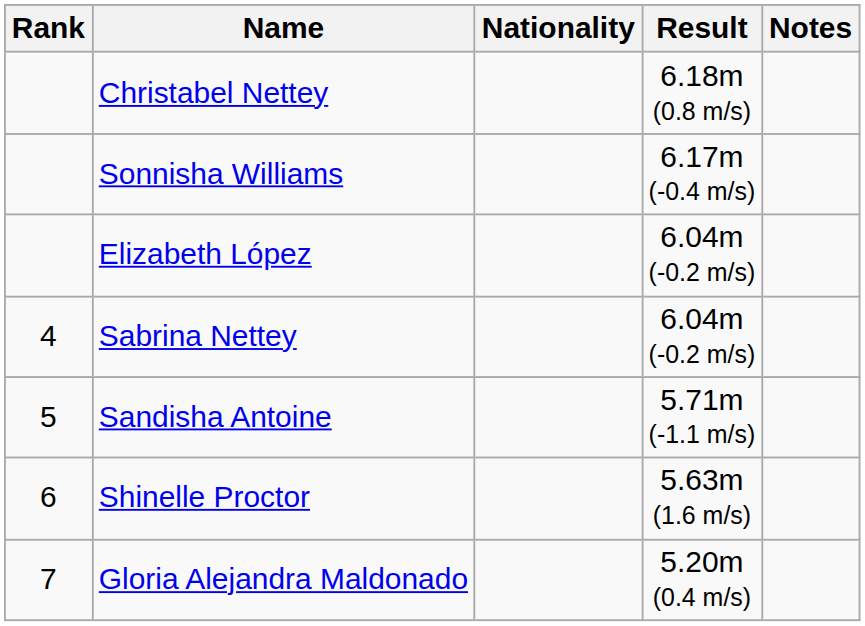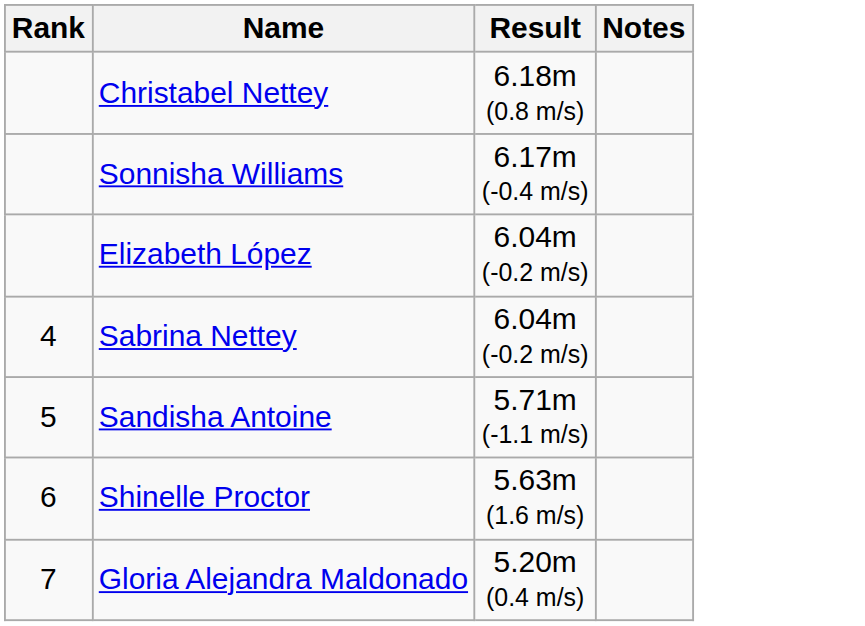- column: (558, 28)
